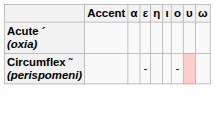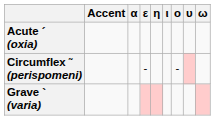+ row: (27, 99)
